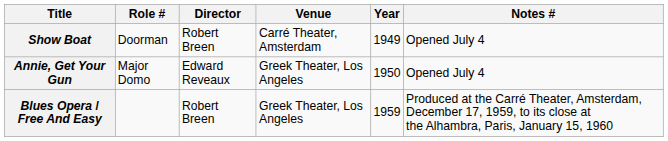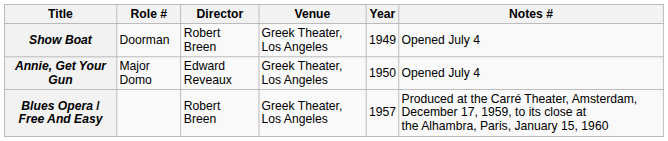(298, 40) Carré Theater, Amsterdam -> (302, 40) Greek Theater, Los Angeles
(387, 113) 1959 -> (382, 113) 1957
